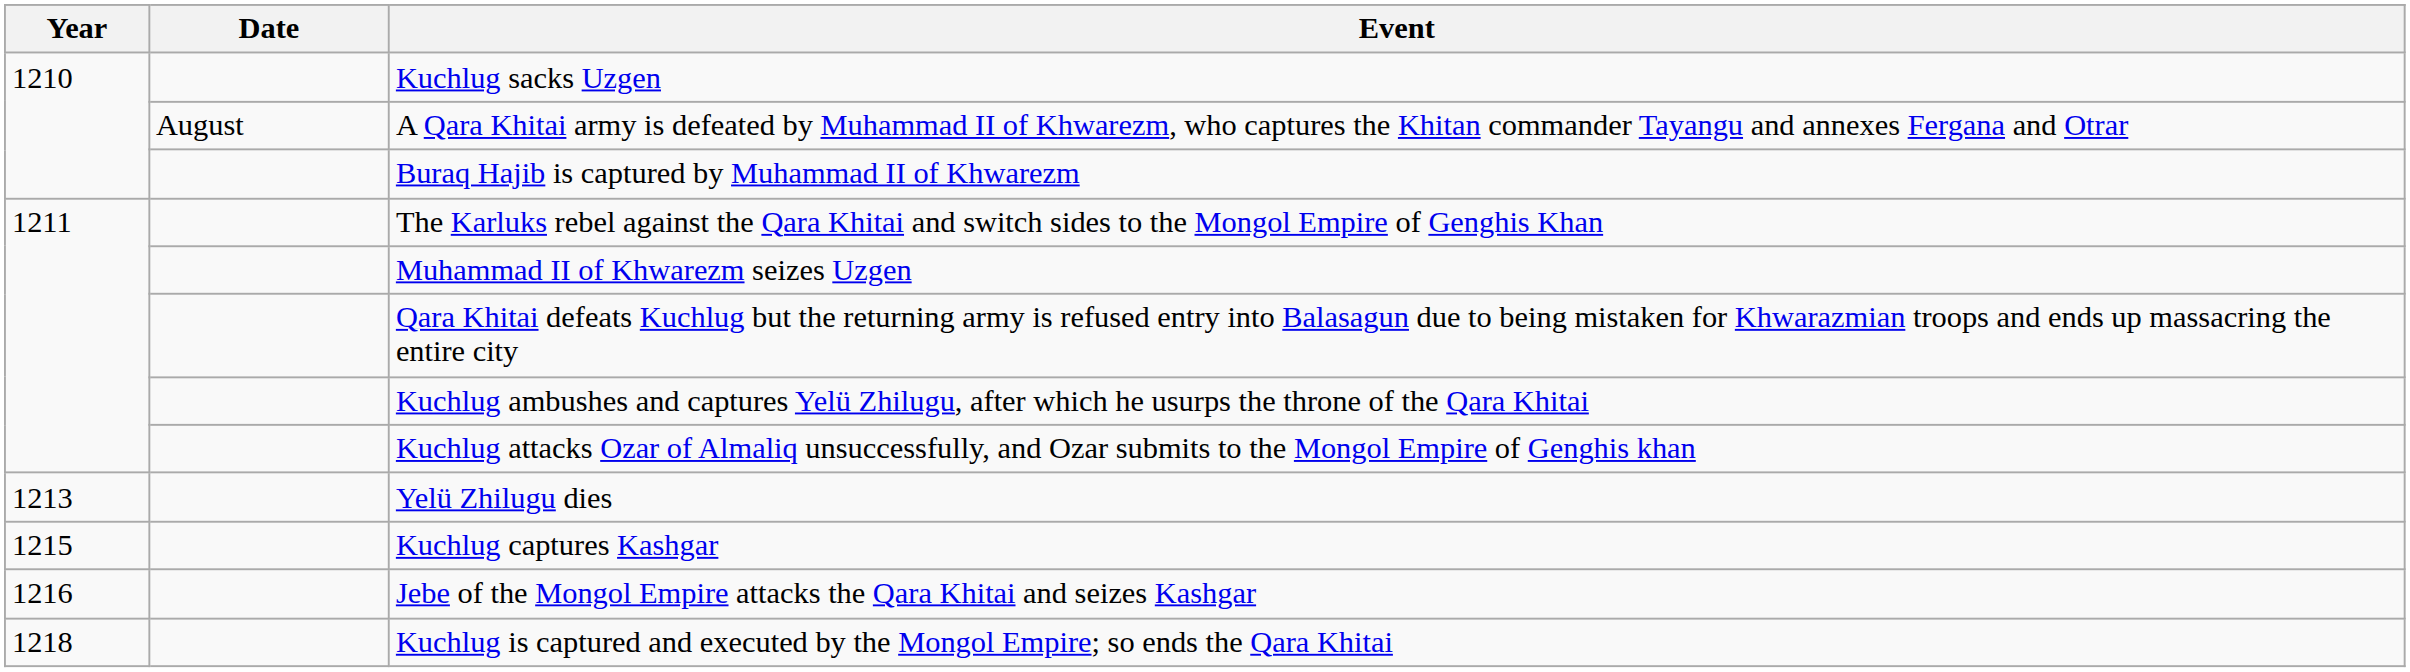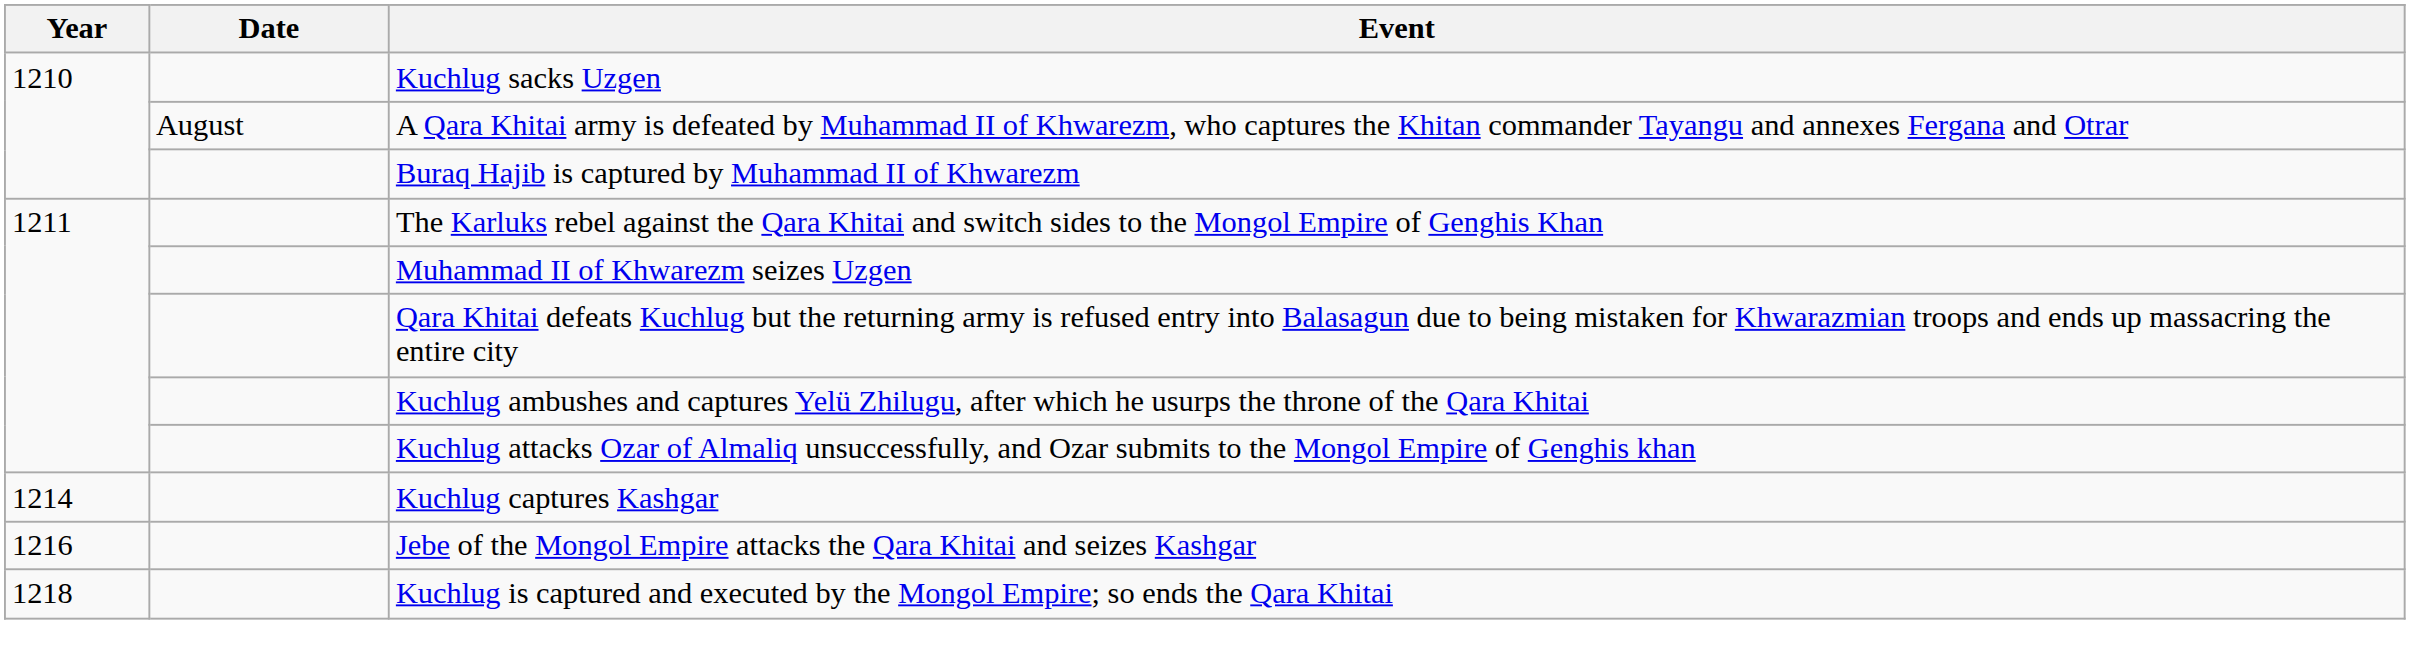- row: (504, 496)
(42, 544) 1215 -> (42, 496) 1214
